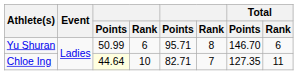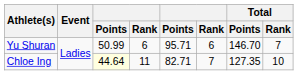(211, 46) 8 -> (211, 46) 6
(278, 46) 6 -> (278, 46) 7
(145, 62) 10 -> (145, 62) 11
(278, 62) 11 -> (278, 62) 10
